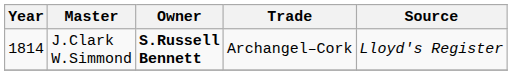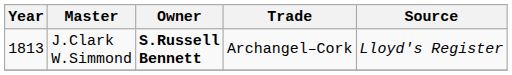(26, 50) 1814 -> (26, 50) 1813
